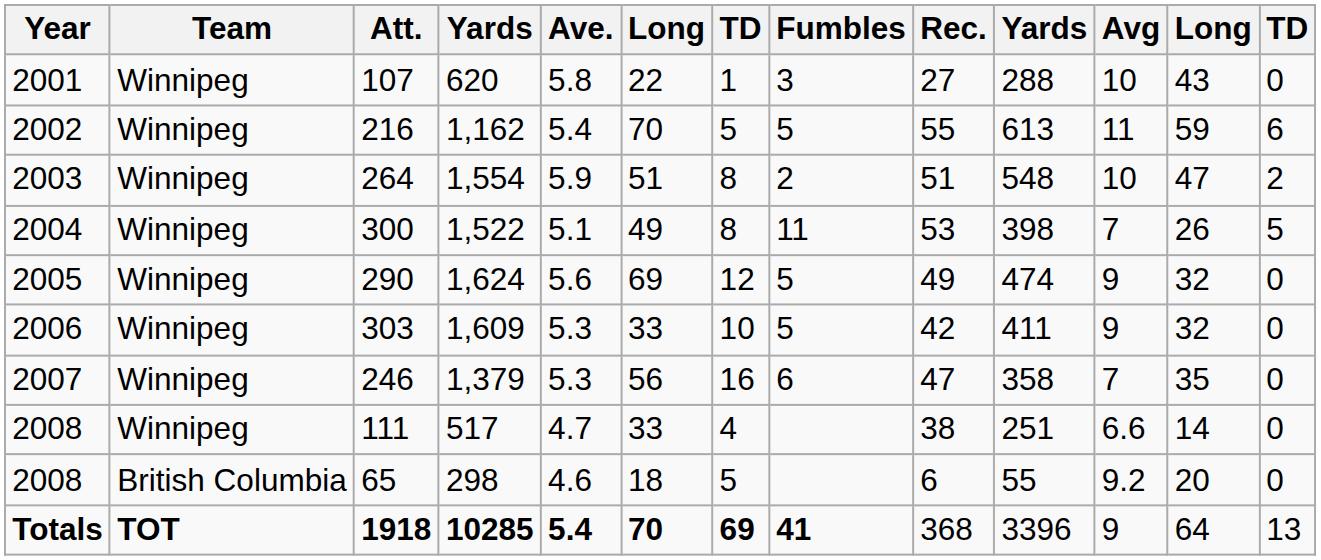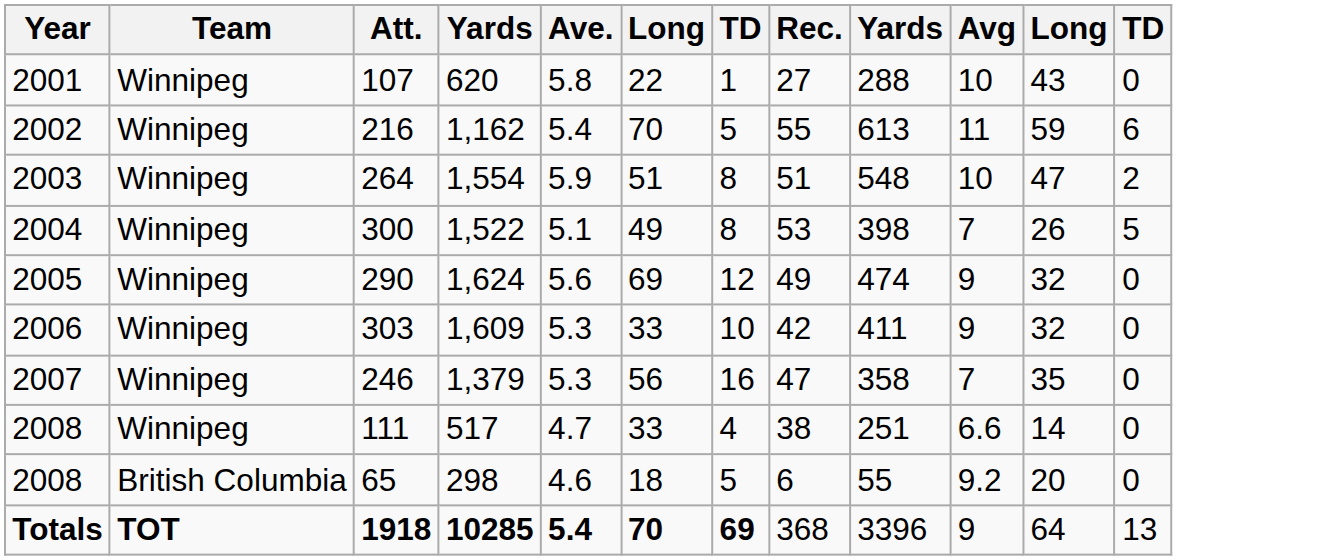- column: (841, 29)
